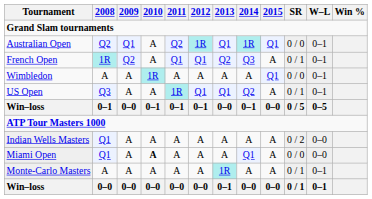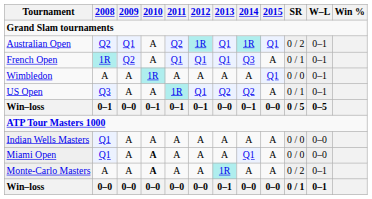(296, 43) 0 / 0 -> (296, 43) 0 / 2
(225, 59) Q2 -> (225, 59) Q1
(225, 91) Q1 -> (225, 91) Q2
(296, 138) 0 / 2 -> (296, 138) 0 / 0
(153, 170) normal -> (153, 170) bold
(296, 170) 0 / 1 -> (296, 170) 0 / 2
